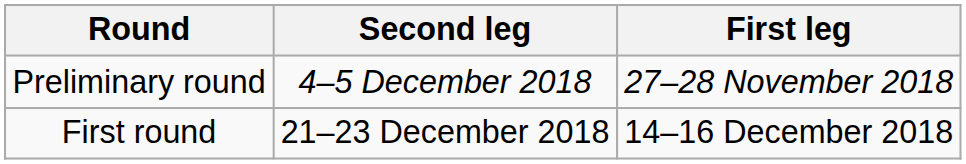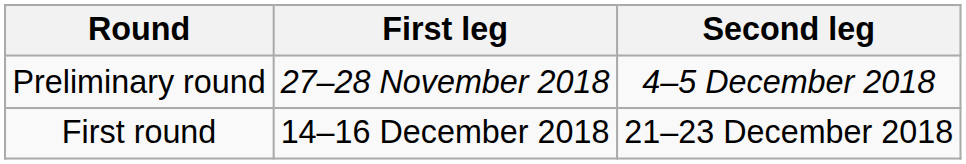columns swapped: (789, 30) <-> (445, 30)
